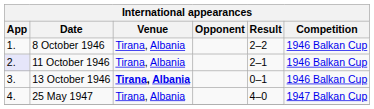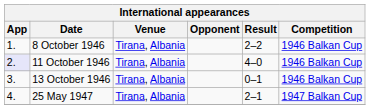(258, 63) 2–1 -> (253, 63) 4–0
(153, 79) bold -> (150, 79) normal
(258, 96) 4–0 -> (253, 96) 2–1
